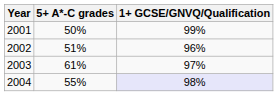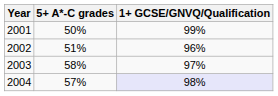(75, 65) 61% -> (75, 65) 58%
(75, 83) 55% -> (75, 83) 57%
